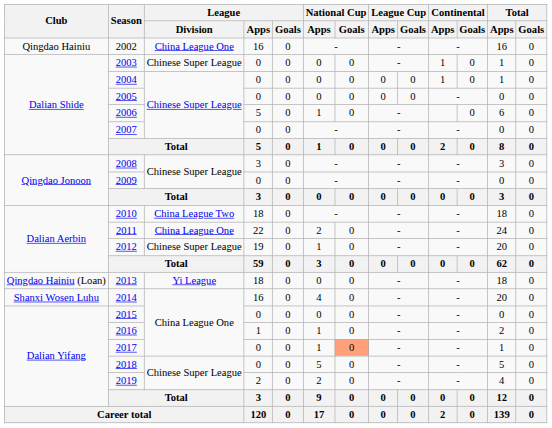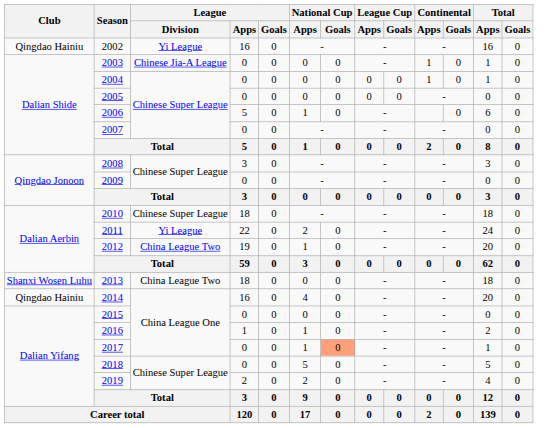(194, 46) China League One -> (180, 46) Yi League
(194, 63) Chinese Super League -> (180, 63) Chinese Jia-A League
(194, 213) China League Two -> (180, 213) Chinese Super League
(194, 230) China League One -> (180, 230) Yi League
(194, 247) Chinese Super League -> (180, 247) China League Two
(56, 280) Qingdao Hainiu (Loan) -> (49, 280) Shanxi Wosen Luhu
(194, 280) Yi League -> (180, 280) China League Two
(56, 297) Shanxi Wosen Luhu -> (49, 297) Qingdao Hainiu
